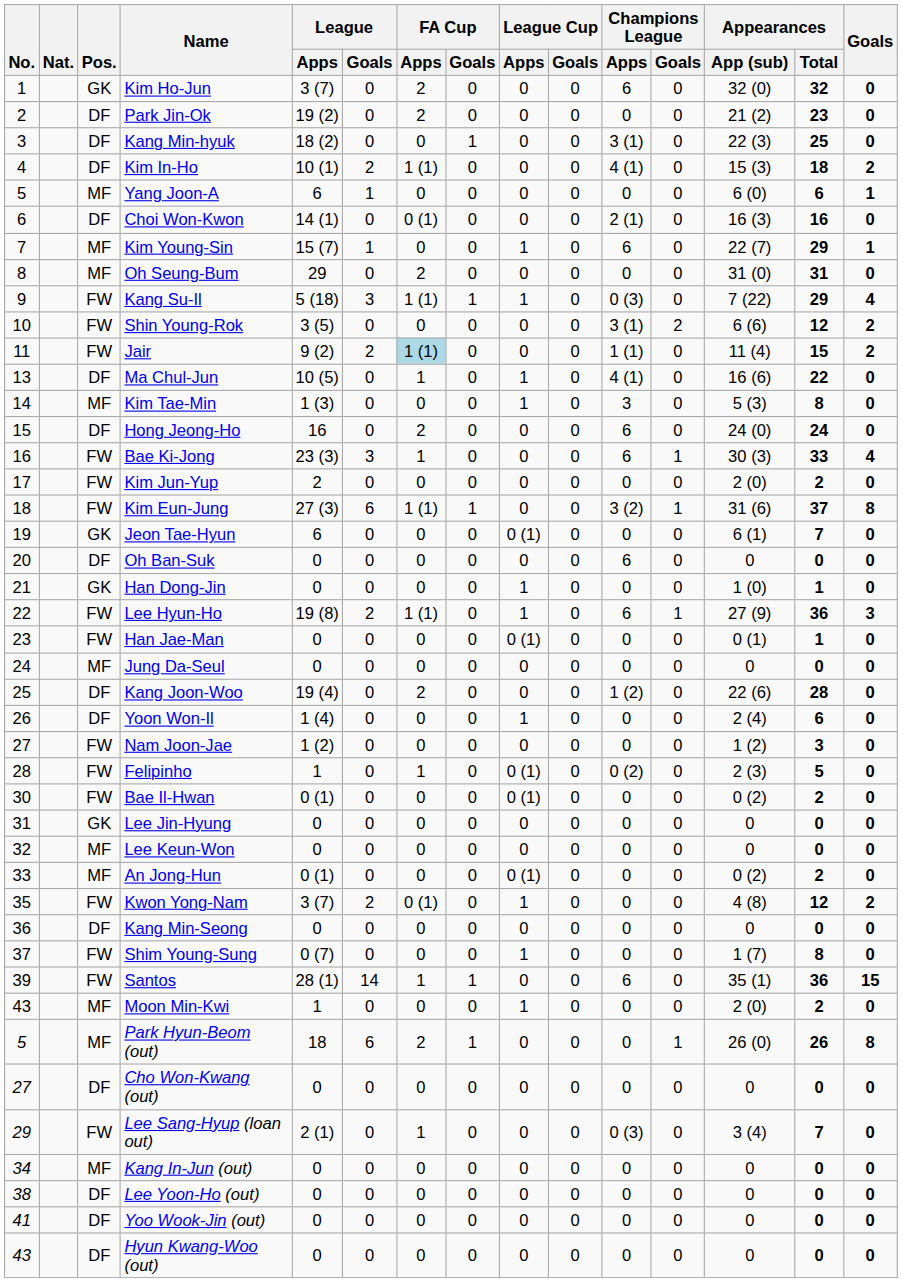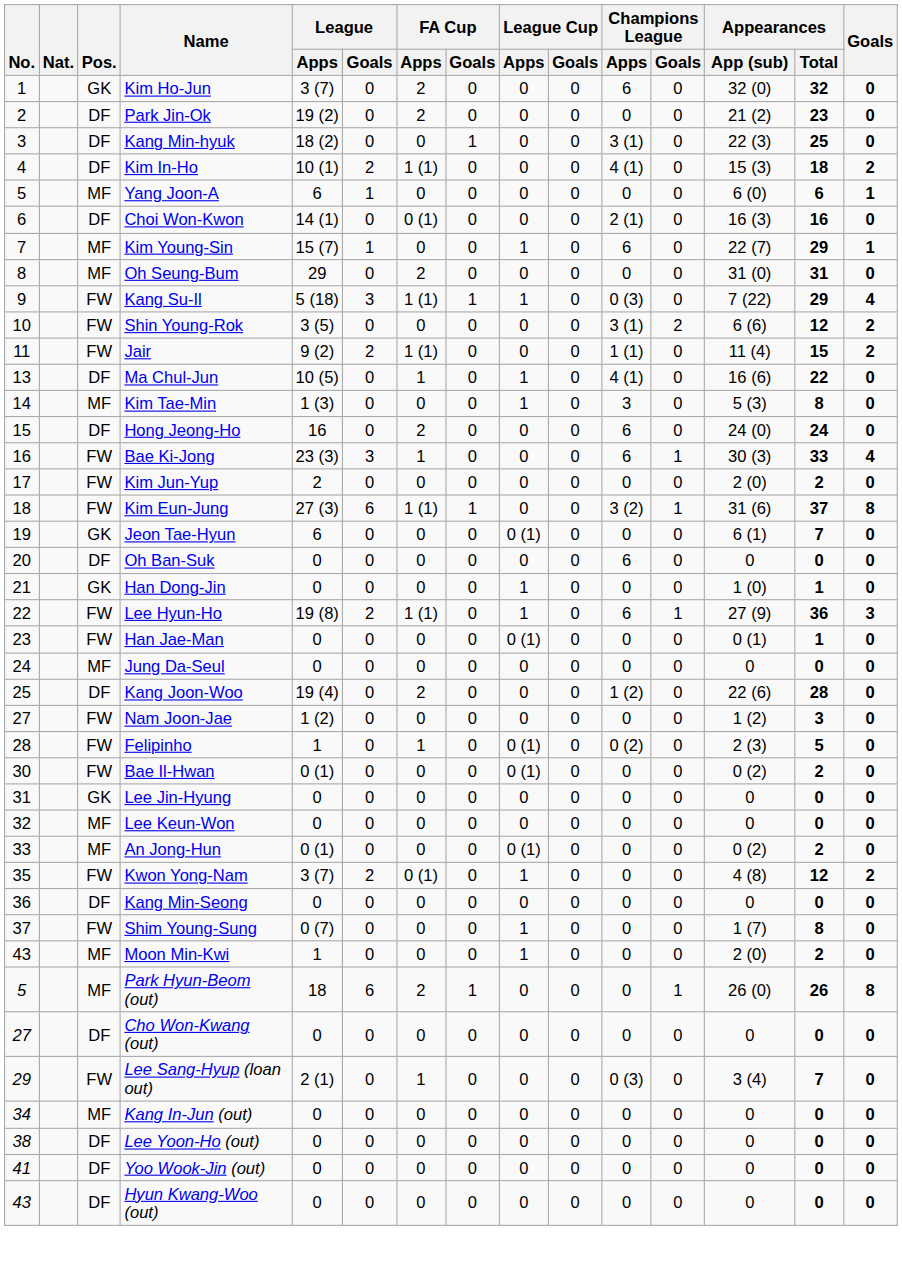(421, 351) lightblue background -> (421, 351) no background
- row: (169, 718)
- row: (150, 981)
